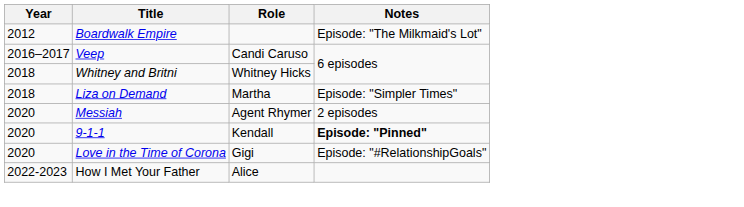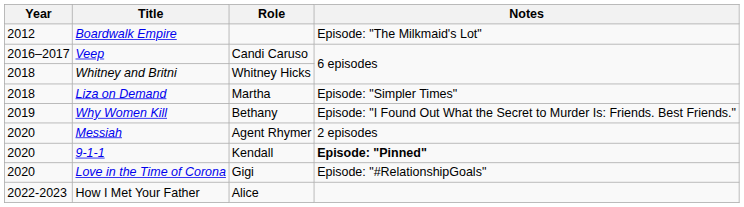+ row: (121, 113)
